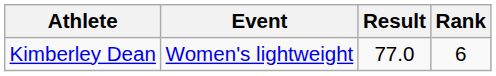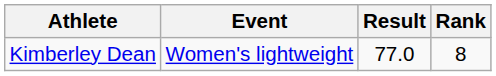(461, 54) 6 -> (461, 54) 8
